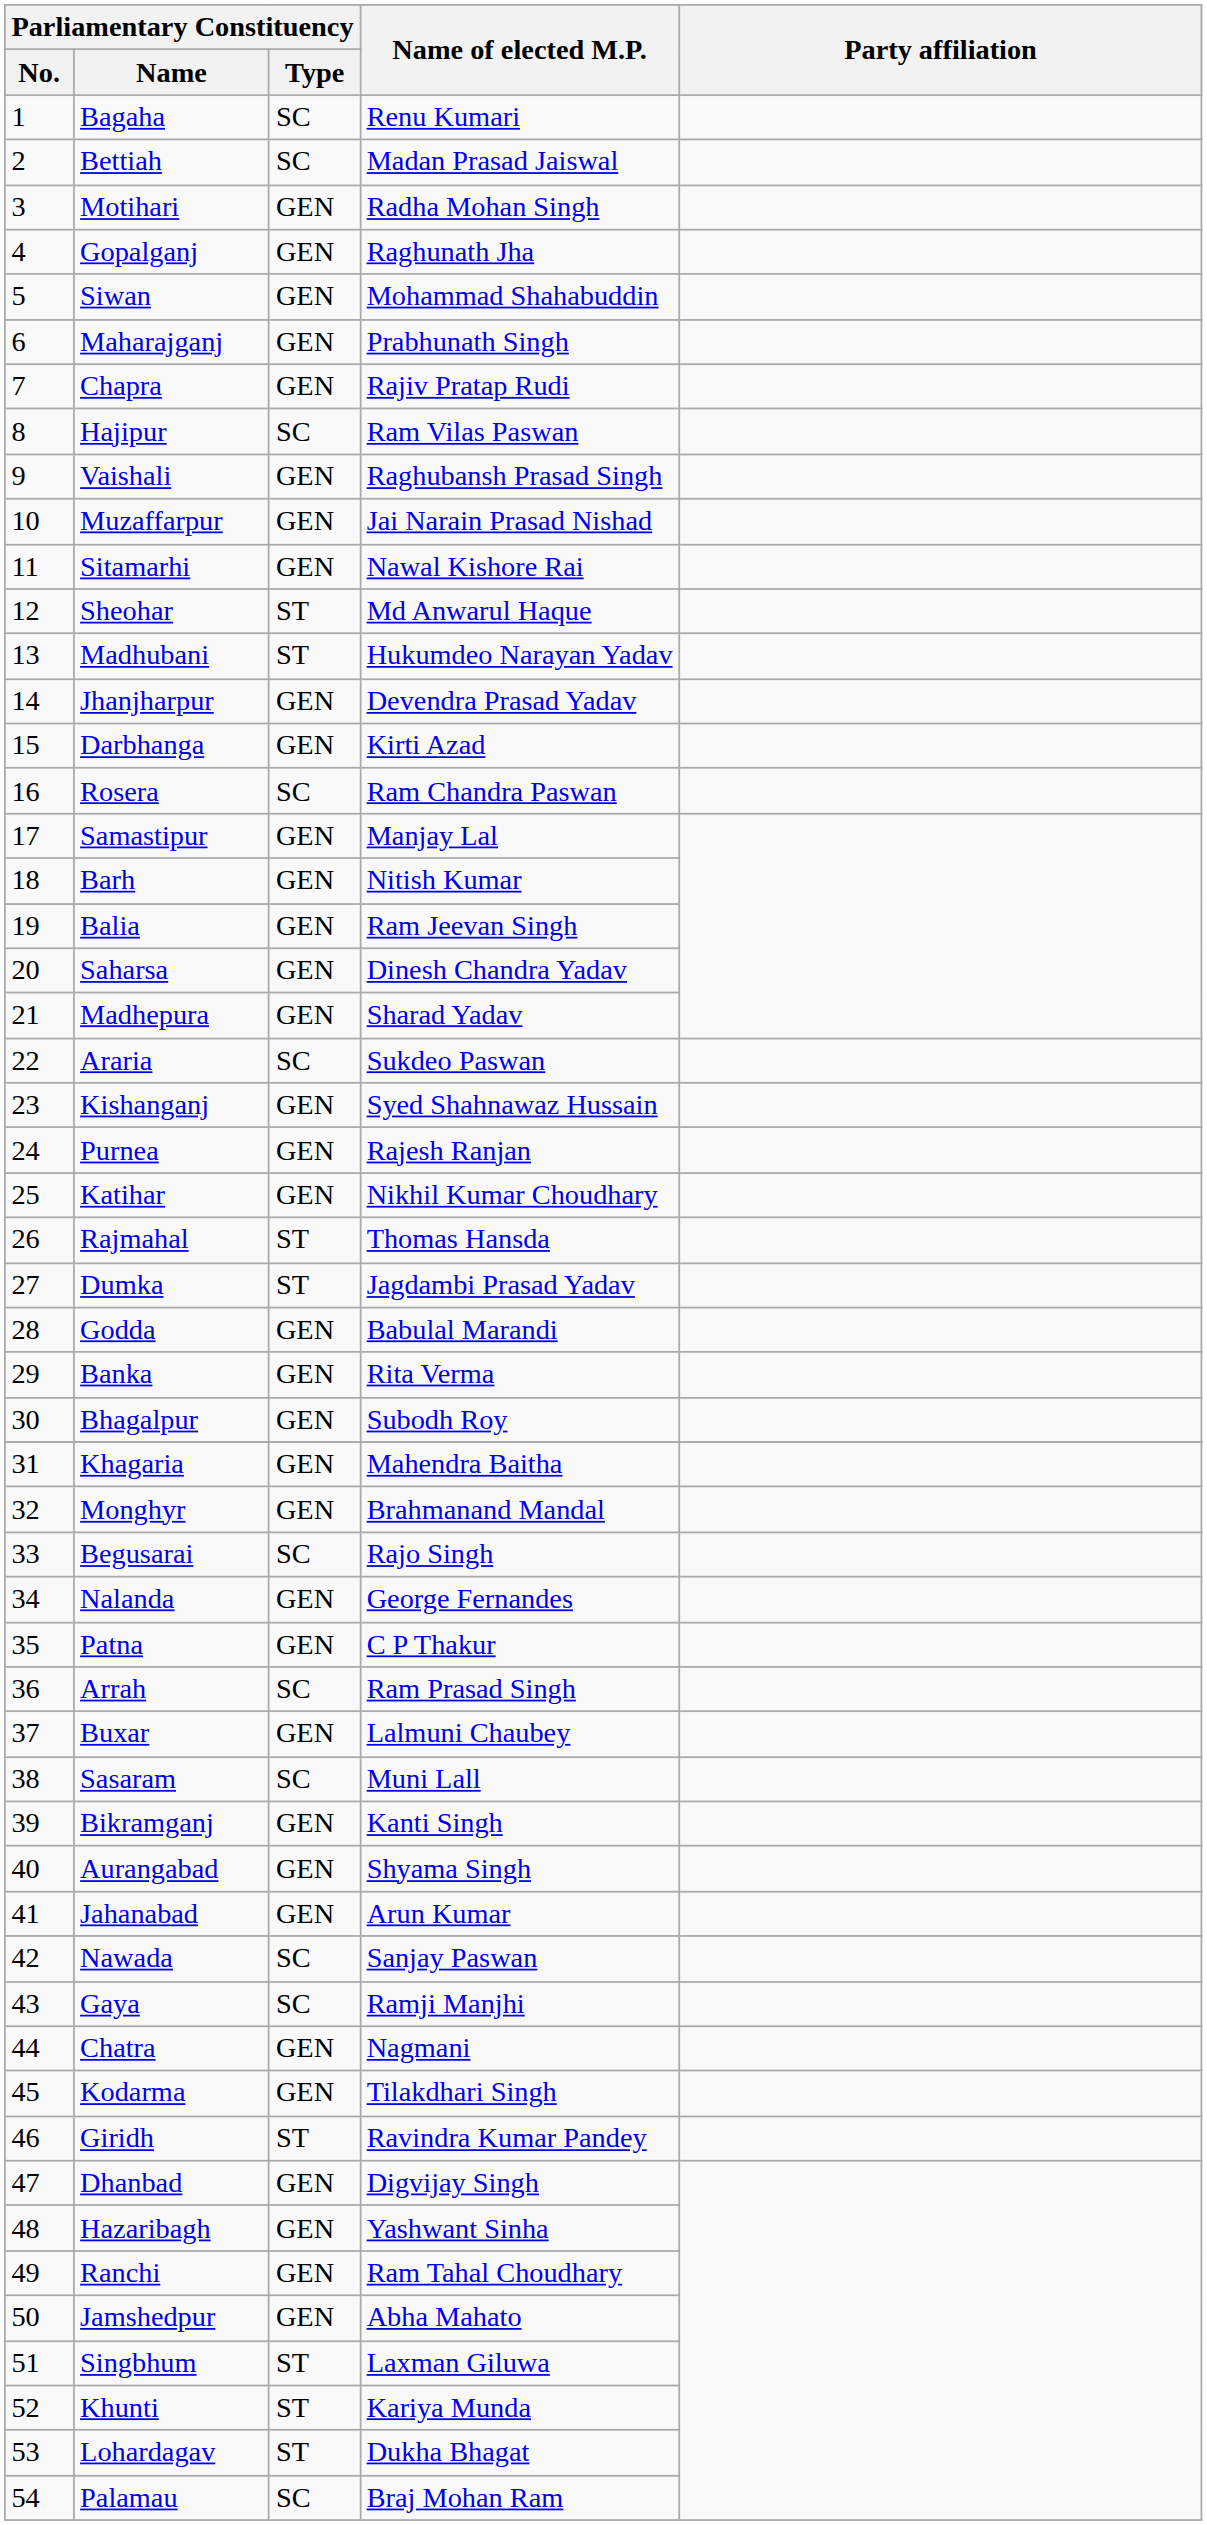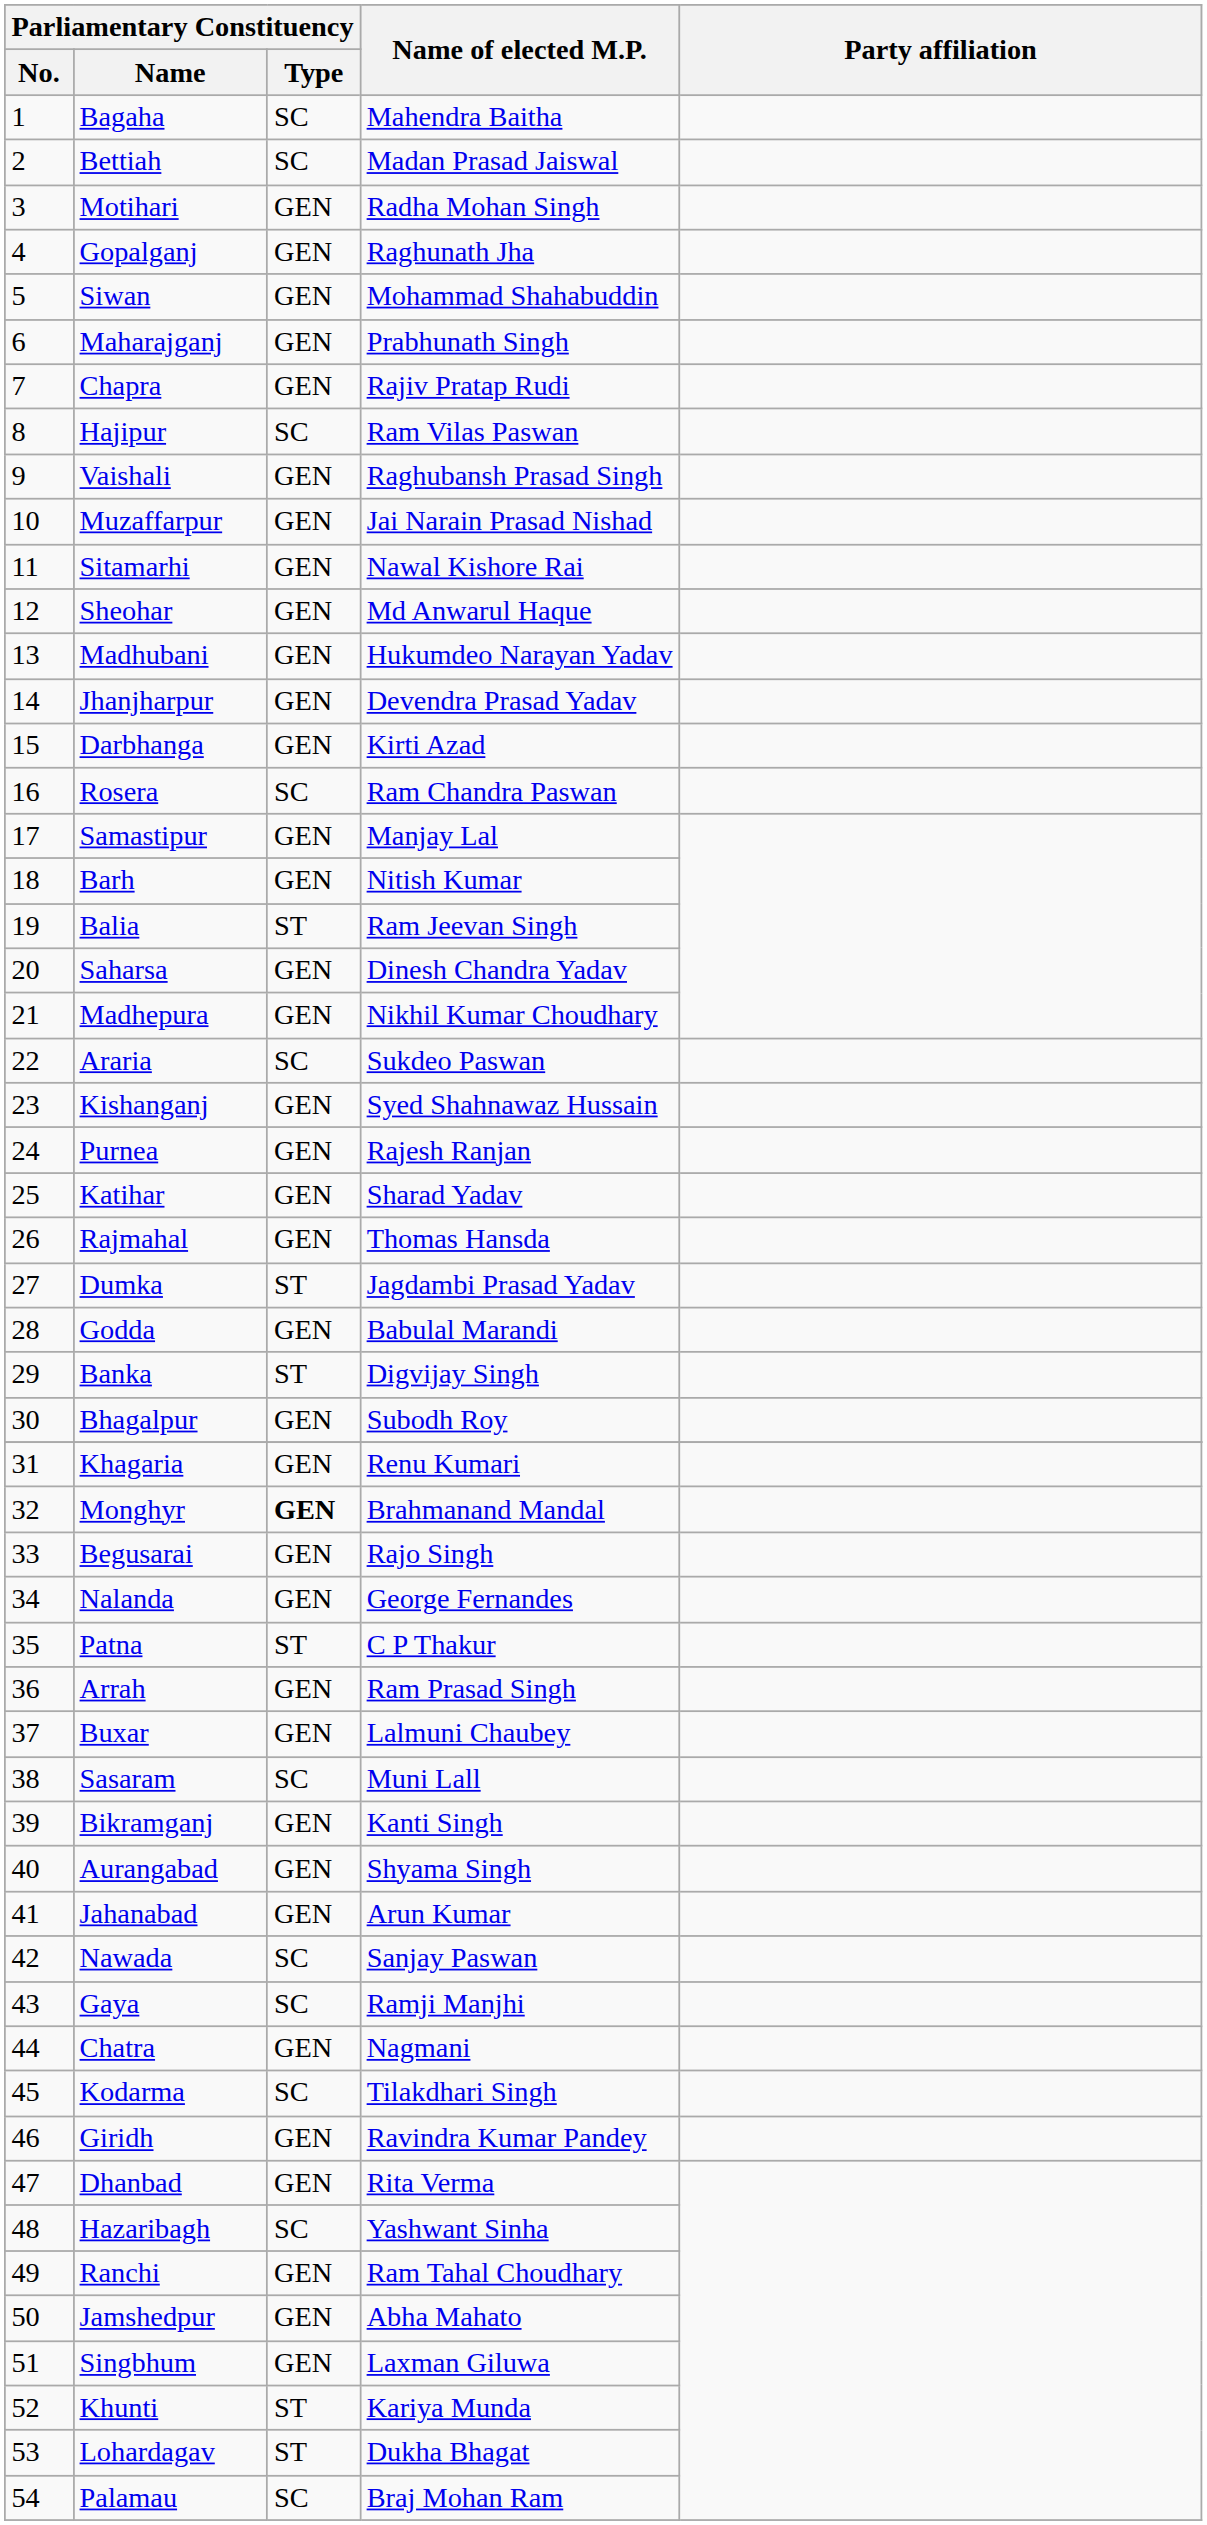(443, 116) Renu Kumari -> (465, 116) Mahendra Baitha
(292, 610) ST -> (303, 610) GEN
(292, 655) ST -> (303, 655) GEN
(305, 925) GEN -> (290, 925) ST
(445, 1015) Sharad Yadav -> (512, 1015) Nikhil Kumar Choudhary
(512, 1194) Nikhil Kumar Choudhary -> (445, 1194) Sharad Yadav
(292, 1239) ST -> (303, 1239) GEN
(305, 1374) GEN -> (290, 1374) ST
(430, 1374) Rita Verma -> (453, 1374) Digvijay Singh
(465, 1464) Mahendra Baitha -> (443, 1464) Renu Kumari
(305, 1509) normal -> (305, 1509) bold
(293, 1554) SC -> (303, 1554) GEN
(305, 1643) GEN -> (290, 1643) ST
(293, 1688) SC -> (303, 1688) GEN
(305, 2092) GEN -> (291, 2092) SC
(292, 2137) ST -> (303, 2137) GEN
(453, 2182) Digvijay Singh -> (430, 2182) Rita Verma
(305, 2227) GEN -> (291, 2227) SC
(292, 2362) ST -> (303, 2362) GEN
